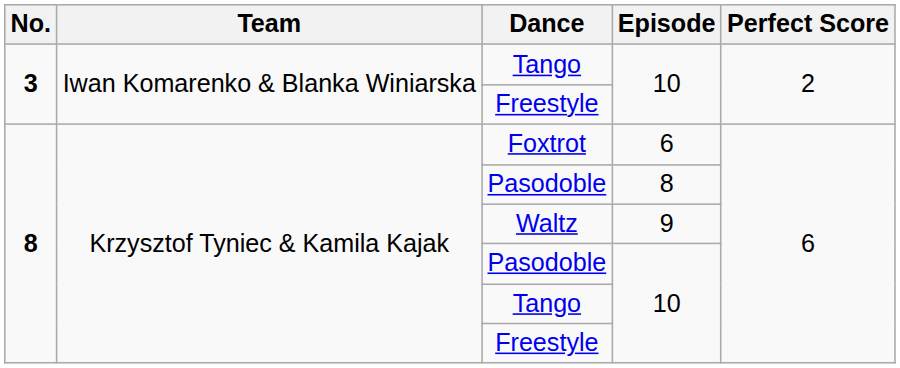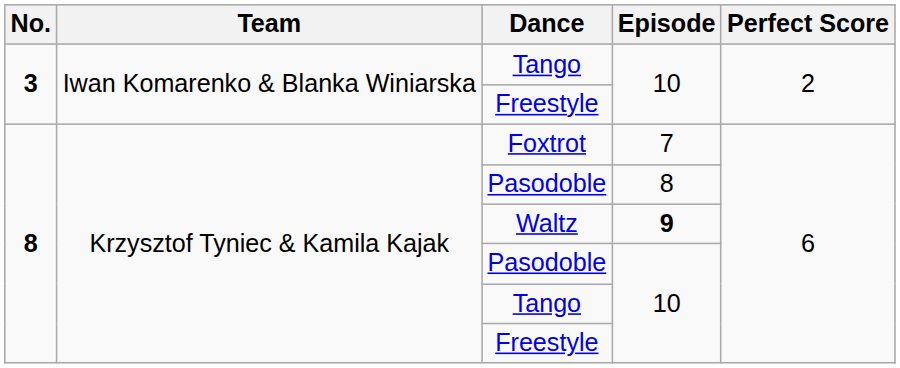(667, 143) 6 -> (667, 143) 7
(667, 223) normal -> (667, 223) bold
